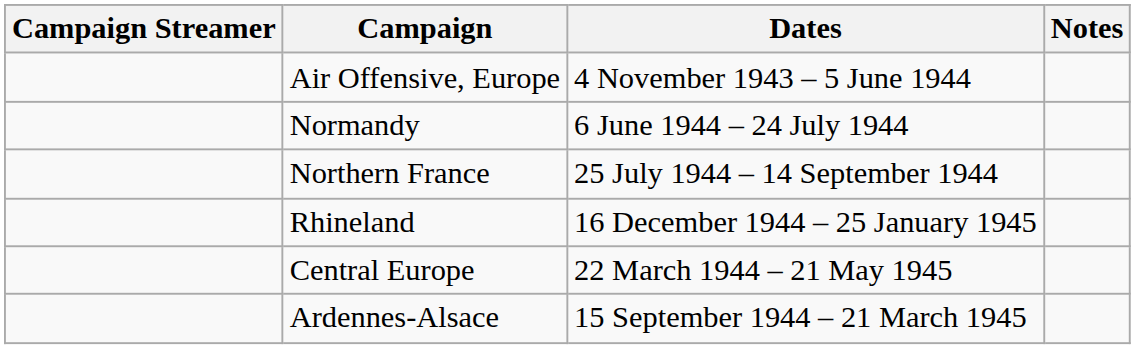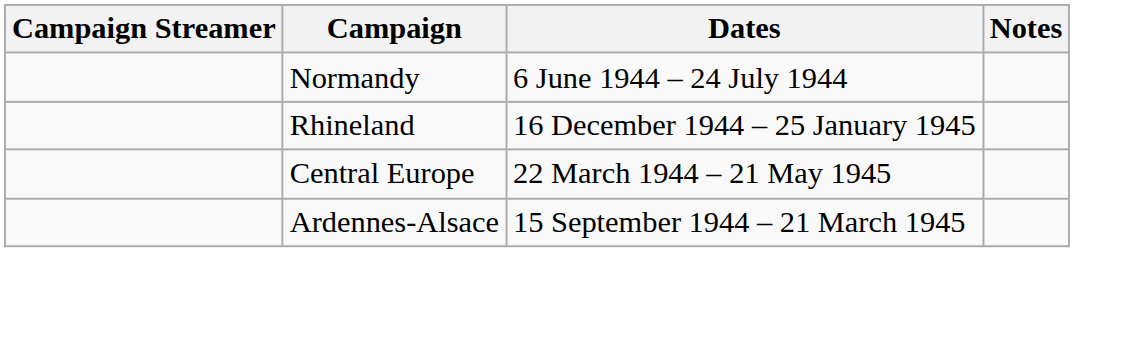- row: (425, 76)
- row: (390, 173)
